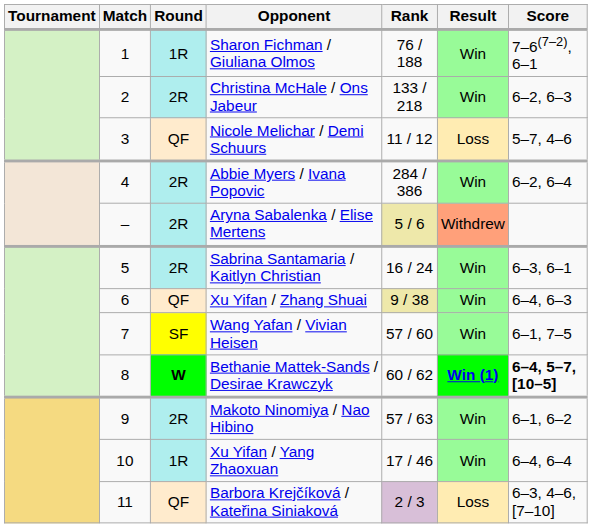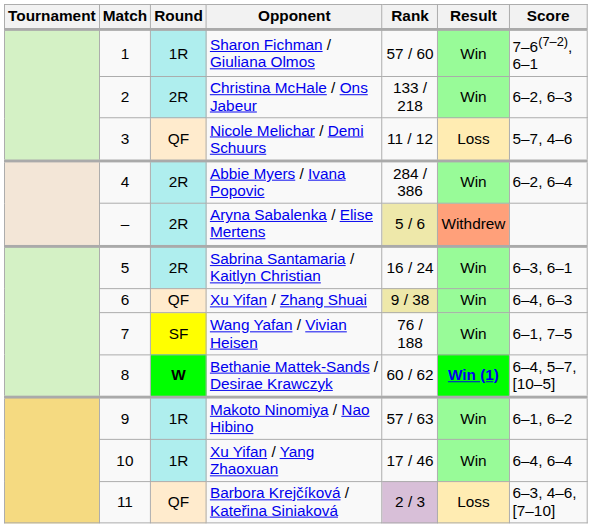(410, 53) 76 / 188 -> (410, 53) 57 / 60
(410, 333) 57 / 60 -> (410, 333) 76 / 188
(544, 375) bold -> (545, 375) normal
(178, 418) 2R -> (178, 418) 1R
